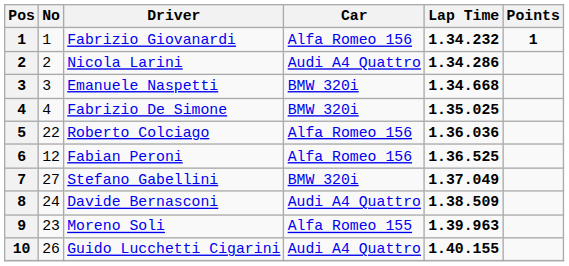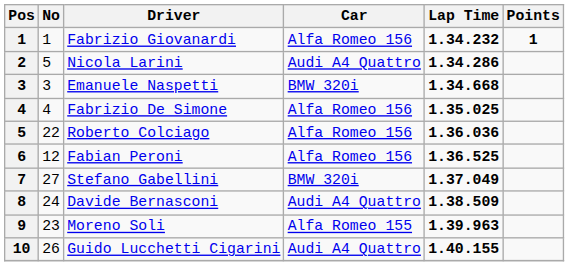(47, 63) 2 -> (47, 63) 5
(323, 110) BMW 320i -> (350, 110) Alfa Romeo 156
